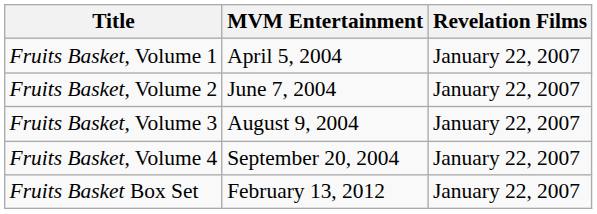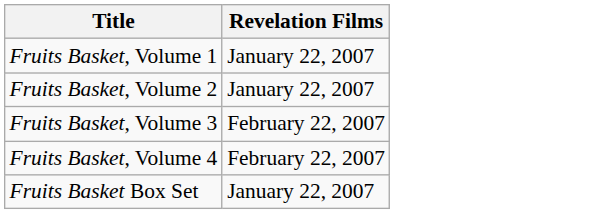- column: (325, 21)
(506, 123) January 22, 2007 -> (306, 123) February 22, 2007
(506, 157) January 22, 2007 -> (306, 157) February 22, 2007
